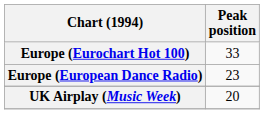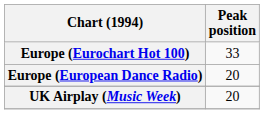(232, 75) 23 -> (232, 75) 20
